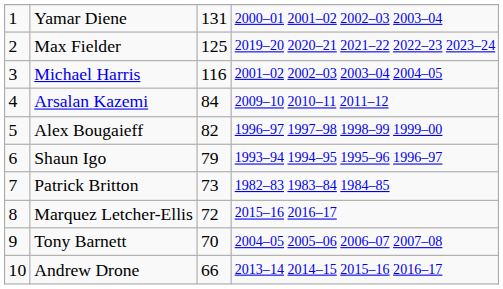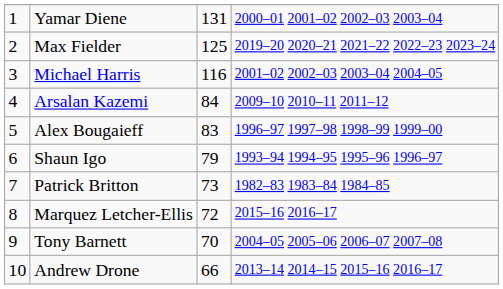(210, 130) 82 -> (210, 130) 83
